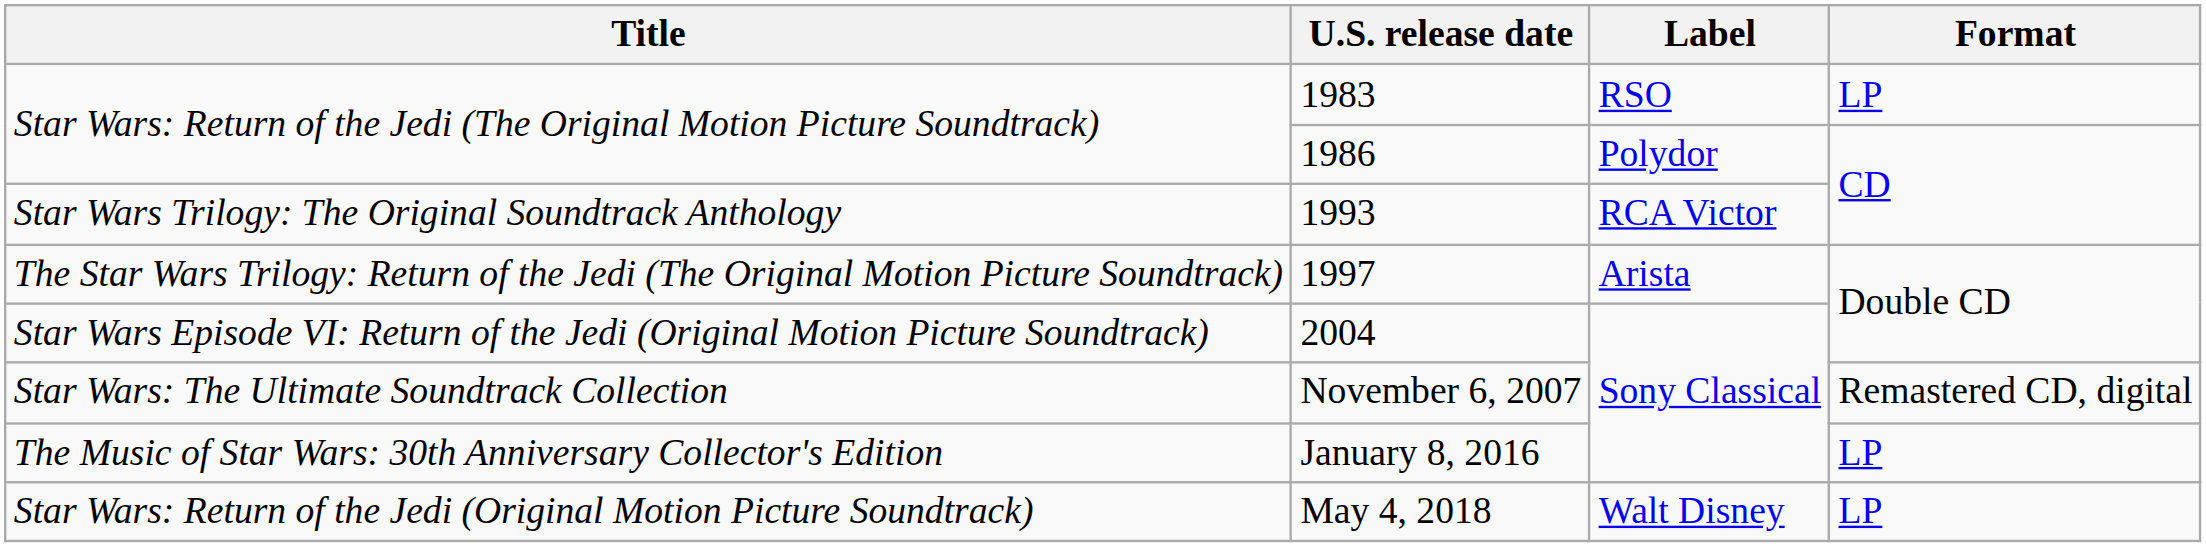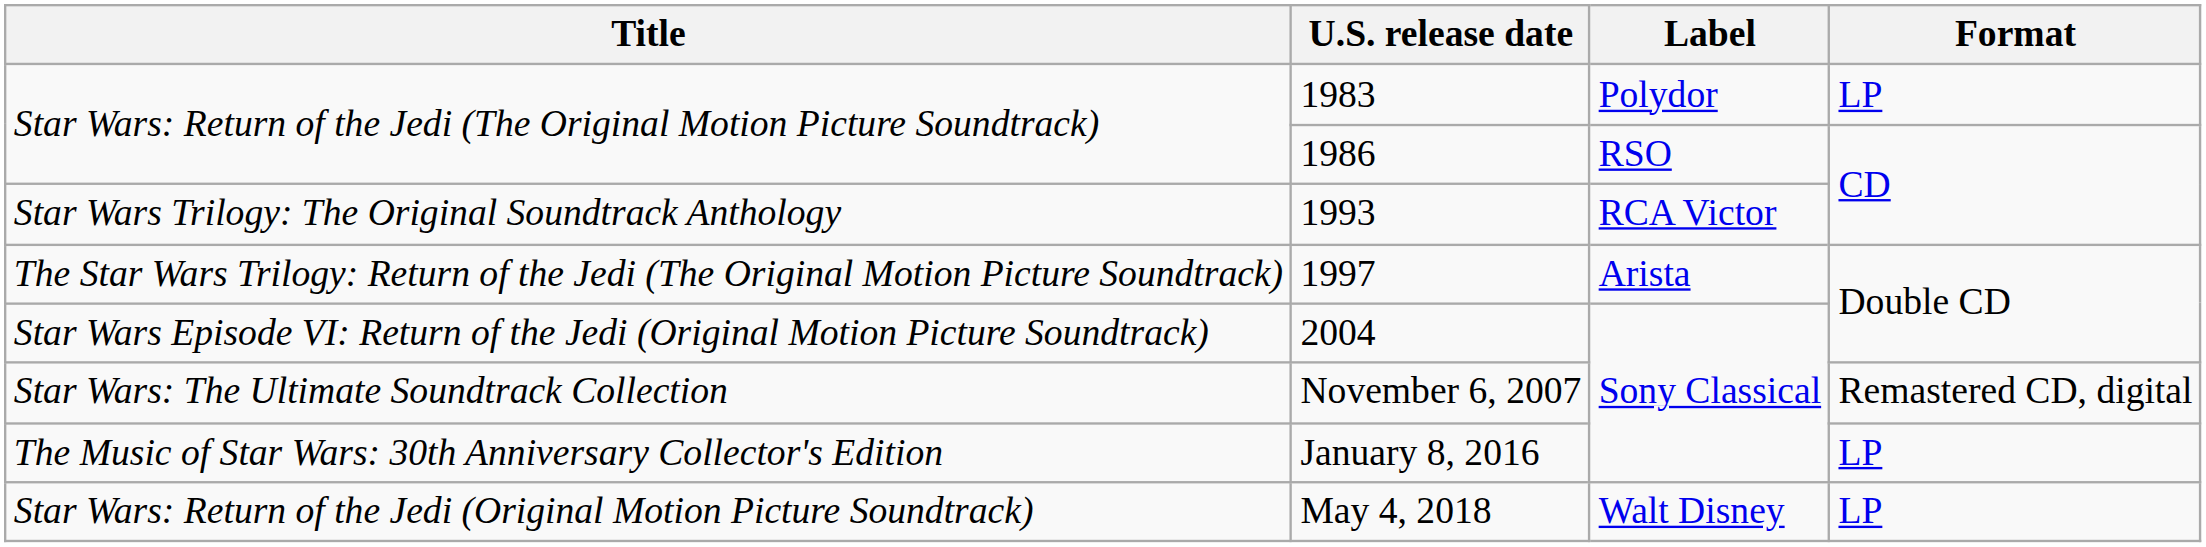(1635, 93) RSO -> (1658, 93) Polydor
(1658, 153) Polydor -> (1635, 153) RSO
